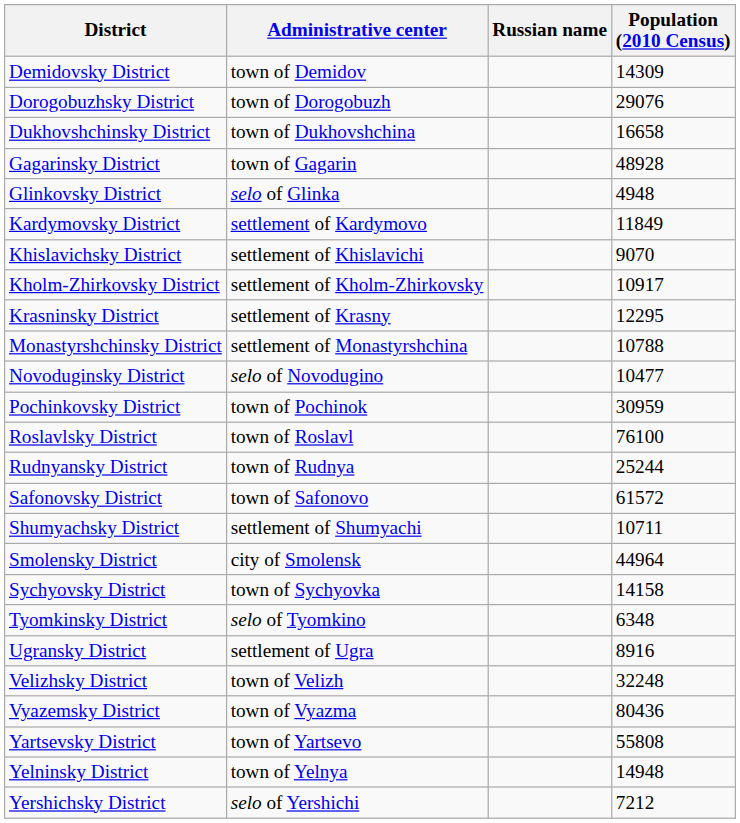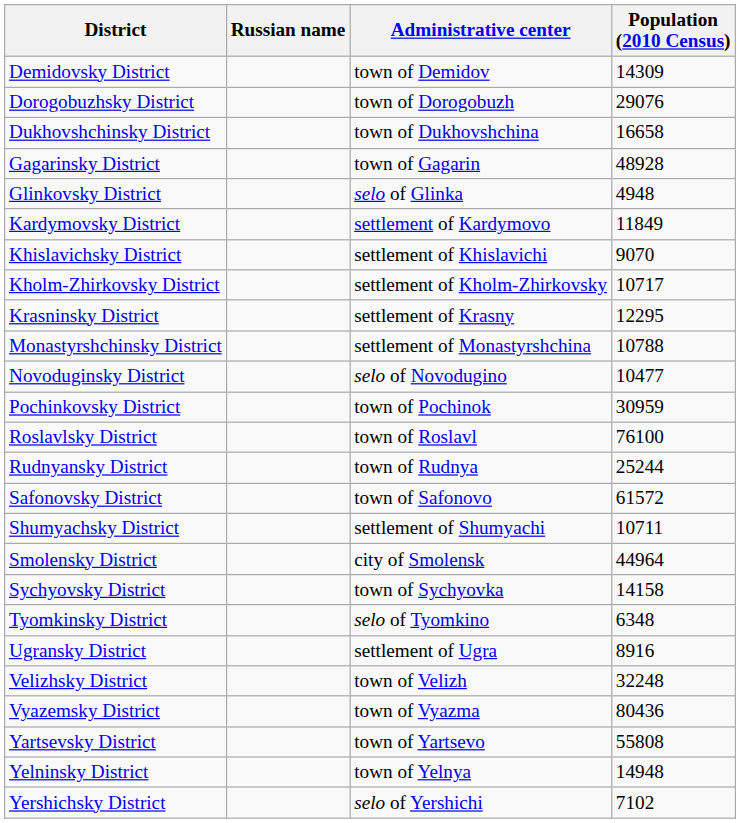columns swapped: (550, 30) <-> (357, 30)
(640, 284) 10917 -> (640, 284) 10717
(635, 802) 7212 -> (635, 802) 7102
